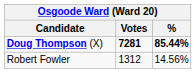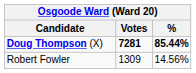(130, 60) 1312 -> (130, 60) 1309
